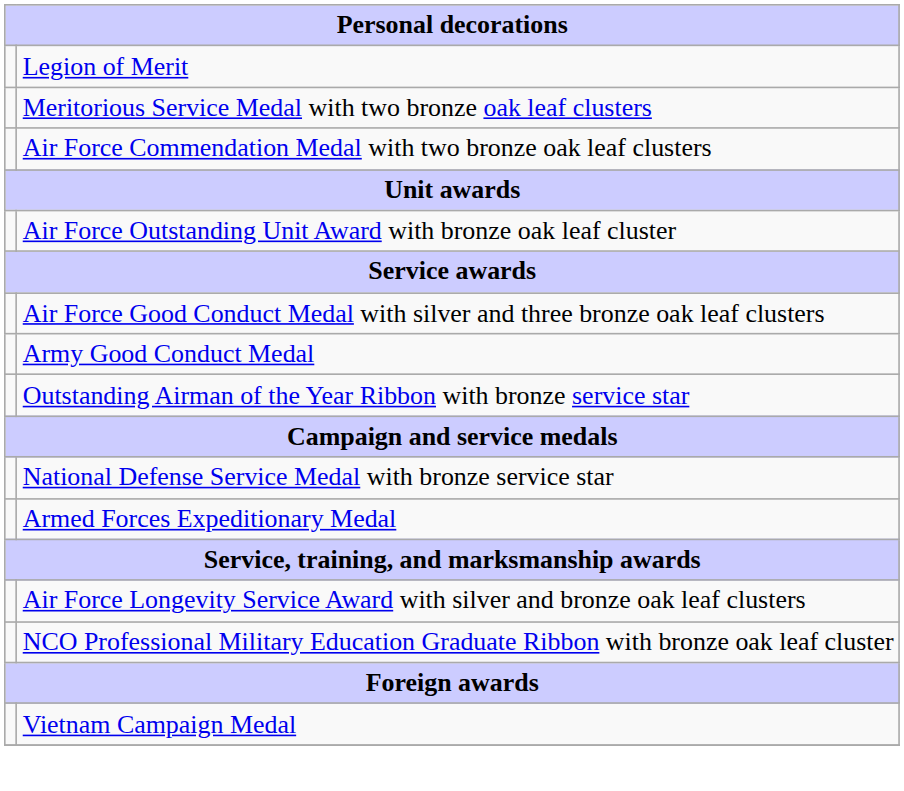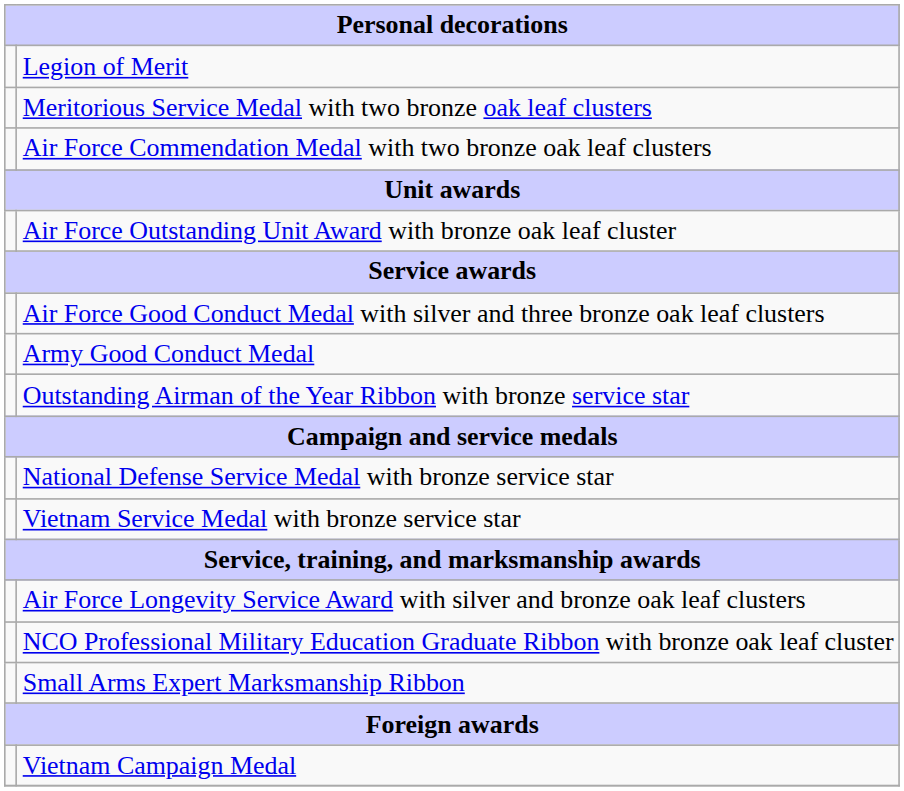- row: (210, 518)
+ row: (272, 518)
+ row: (244, 682)
